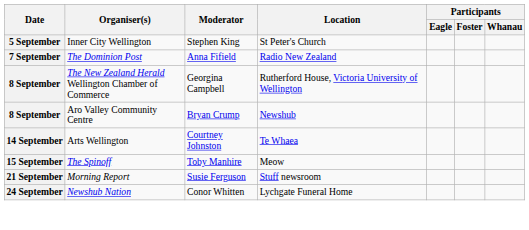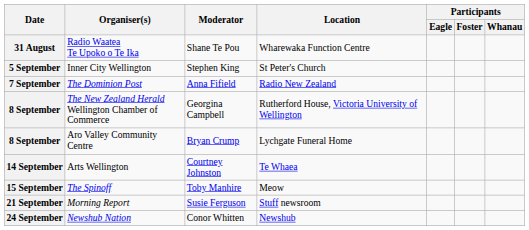+ row: (103, 47)
(278, 115) Newshub -> (306, 141) Lychgate Funeral Home
(306, 192) Lychgate Funeral Home -> (277, 218) Newshub
